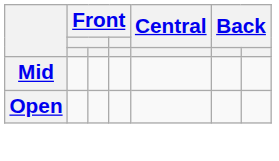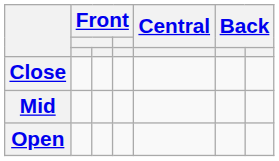+ row: (38, 73)
